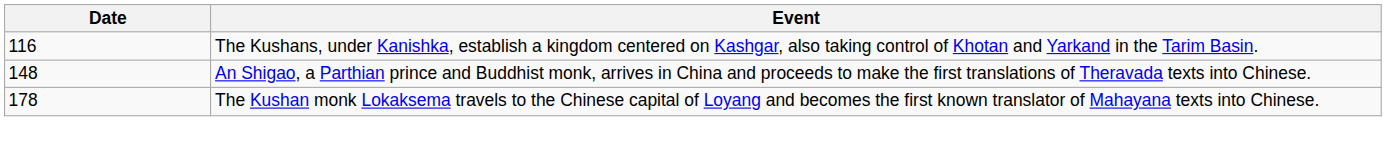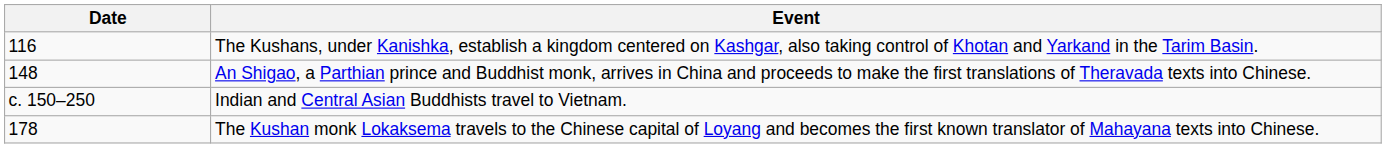+ row: (421, 101)
